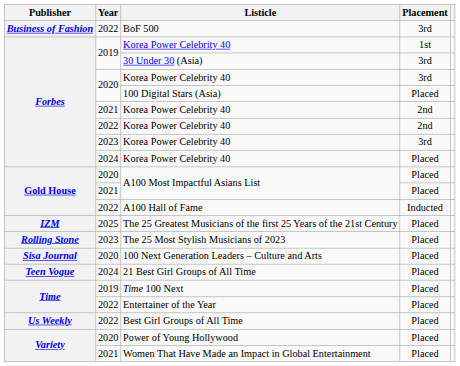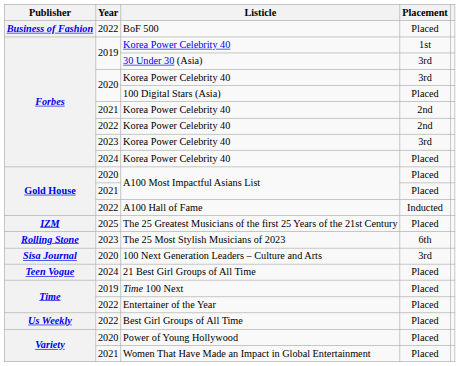(425, 28) 3rd -> (425, 28) Placed
(425, 239) Placed -> (425, 239) 6th
(425, 256) Placed -> (425, 256) 3rd
